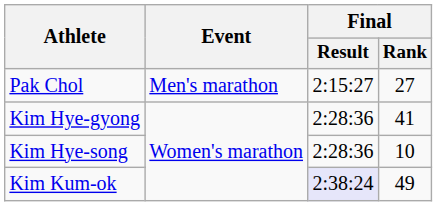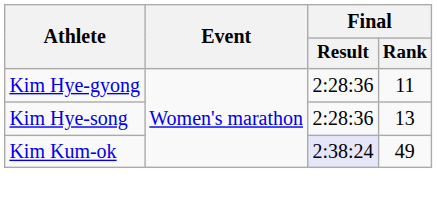- row: (46, 85)
(405, 118) 41 -> (405, 85) 11
(405, 151) 10 -> (405, 118) 13
